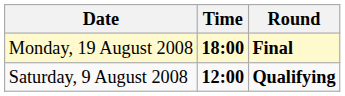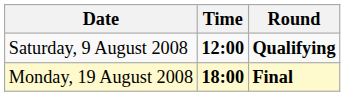rows swapped: (98, 76) <-> (101, 47)
